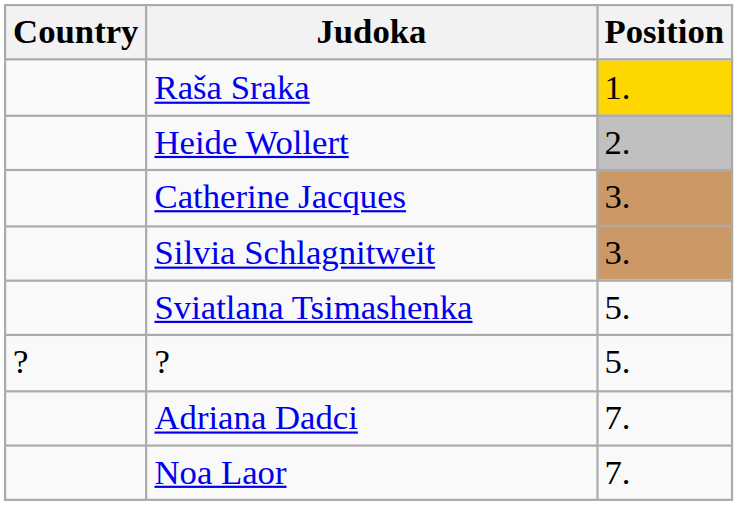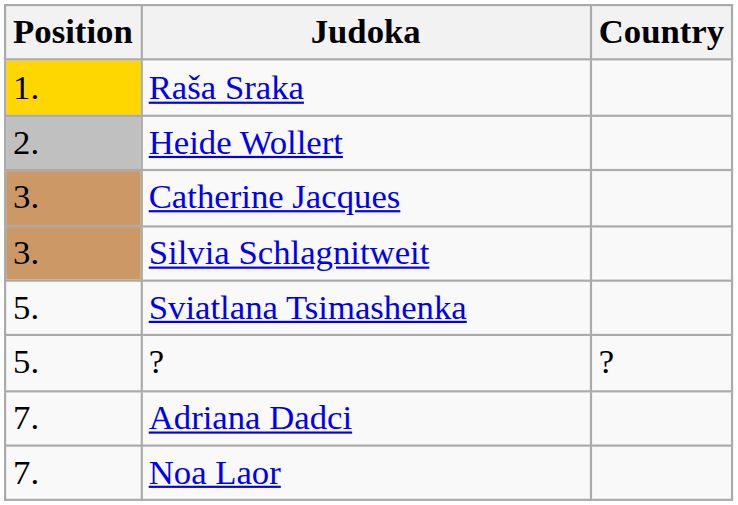columns swapped: (664, 32) <-> (76, 32)
